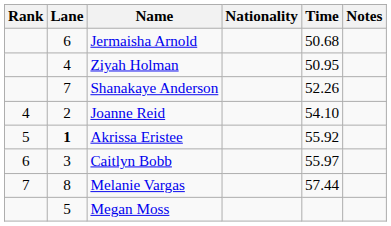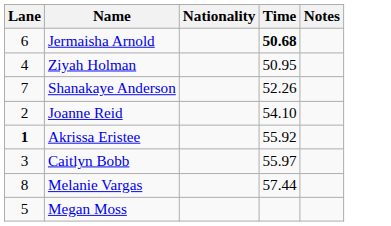- column: (26, 16)
(322, 40) normal -> (280, 40) bold
